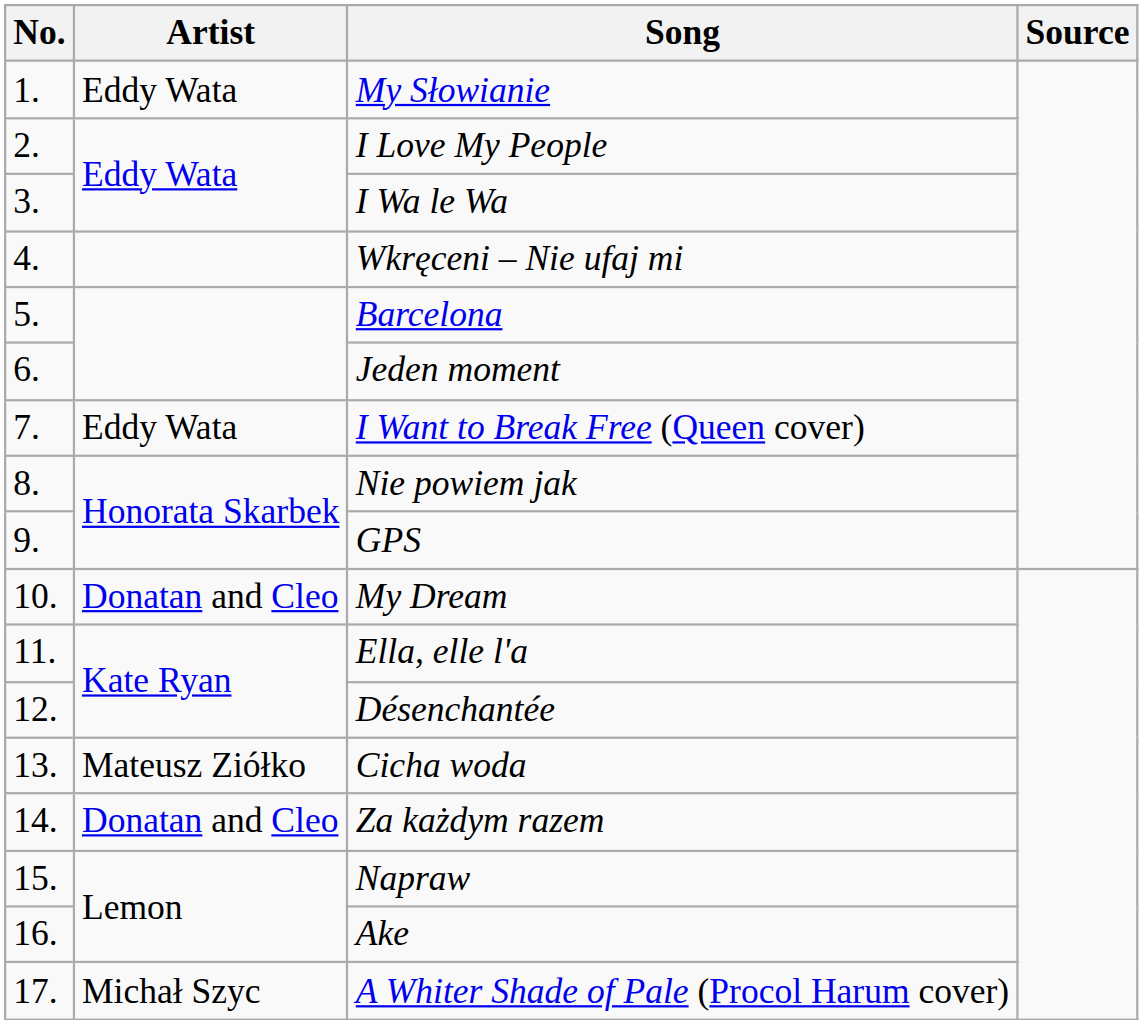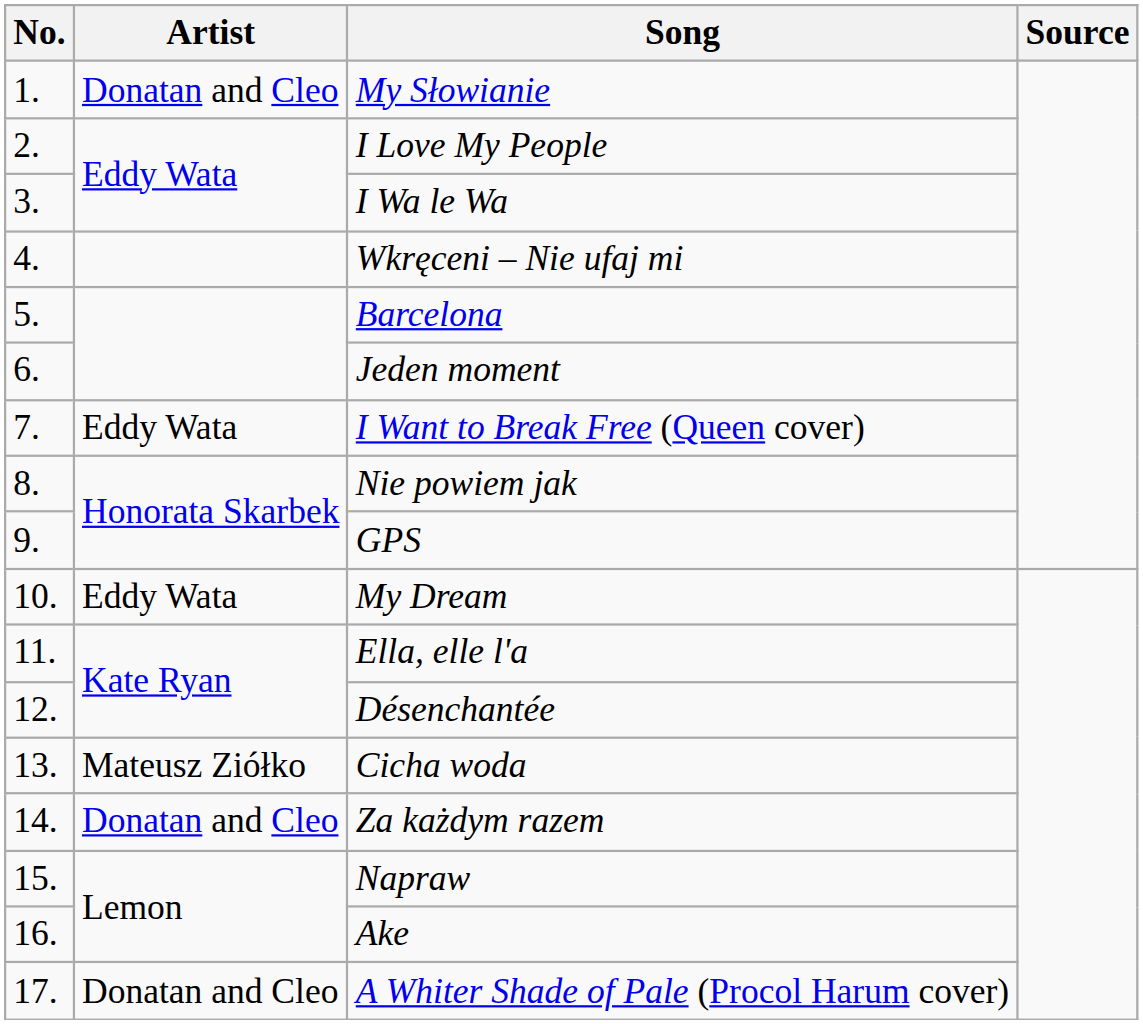(160, 88) Eddy Wata -> (210, 88) Donatan and Cleo
(210, 595) Donatan and Cleo -> (160, 595) Eddy Wata
(171, 990) Michał Szyc -> (210, 990) Donatan and Cleo
